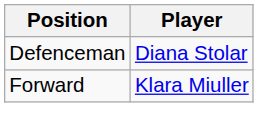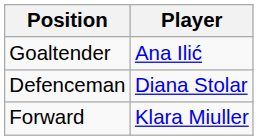+ row: (60, 53)
